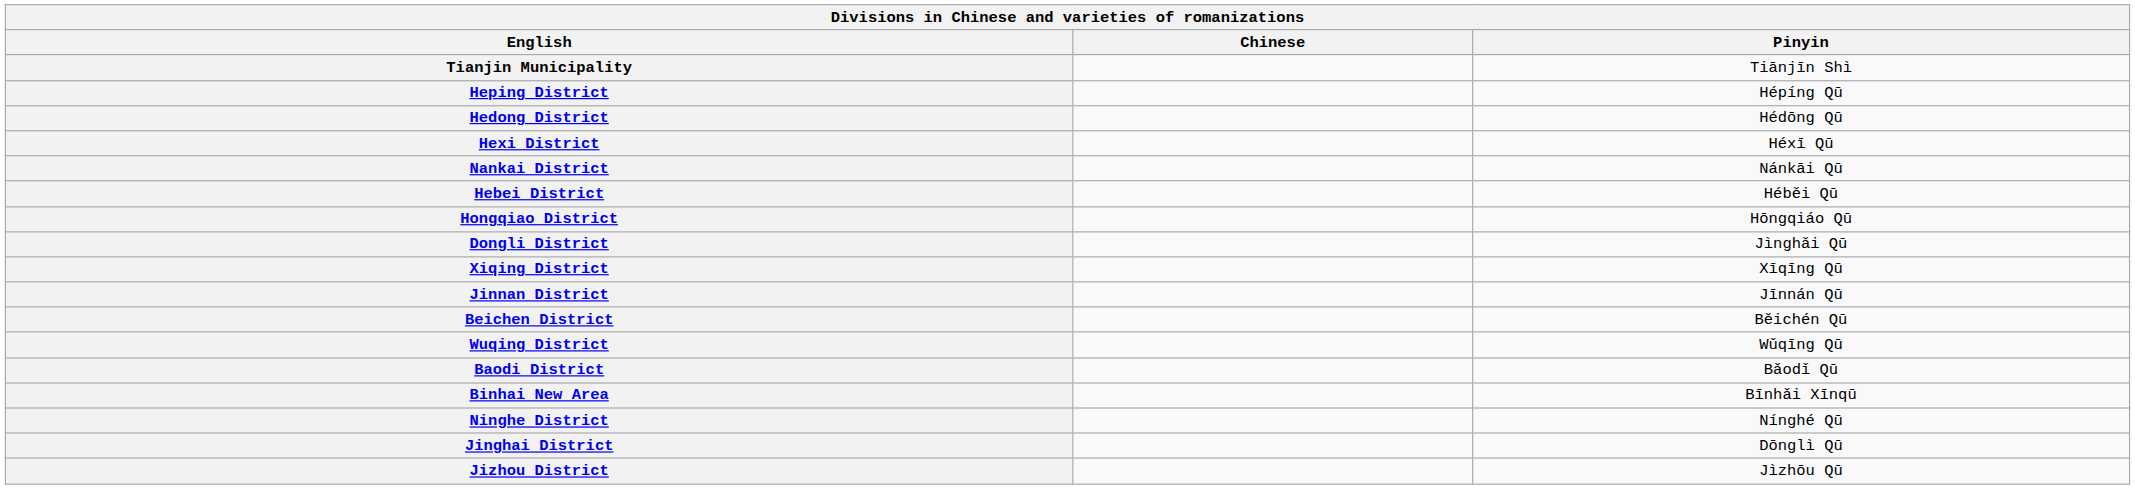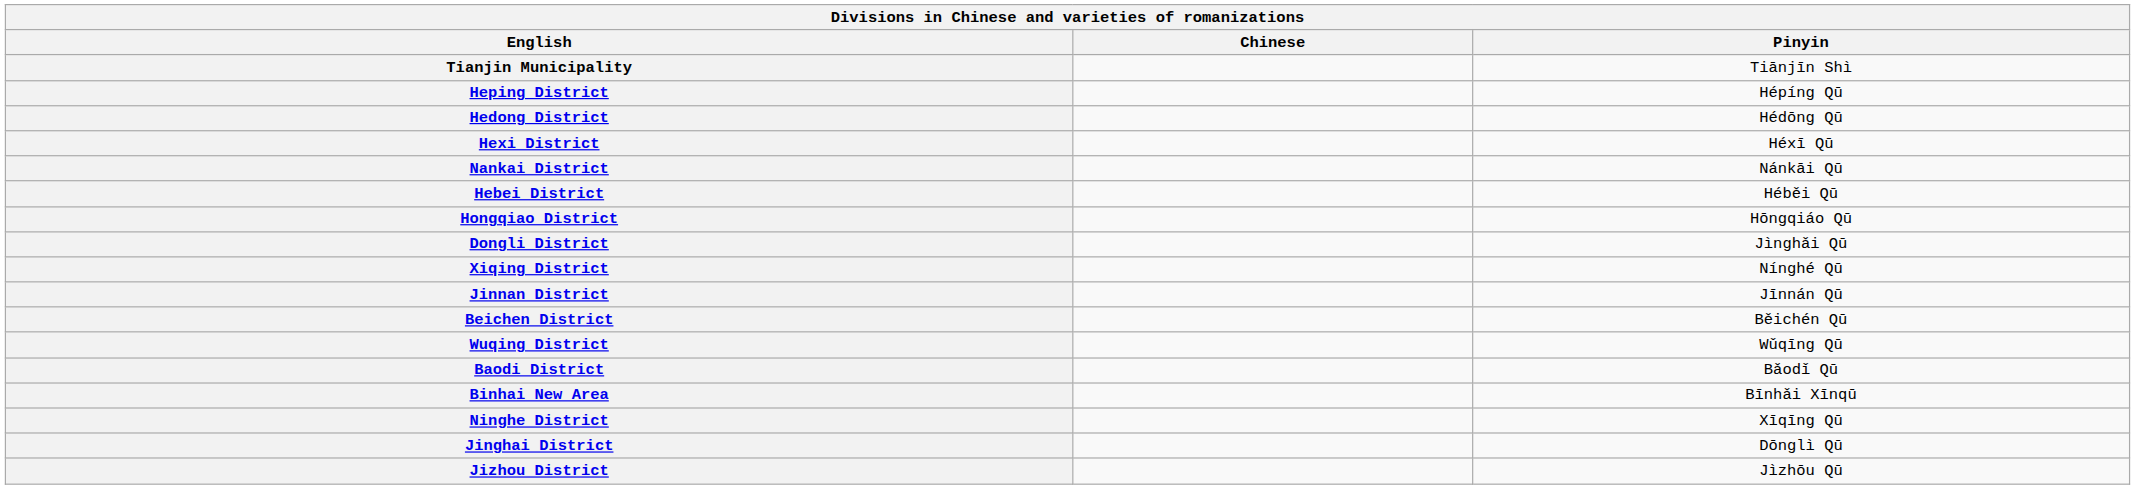(1801, 269) Xīqīng Qū -> (1801, 269) Nínghé Qū
(1801, 421) Nínghé Qū -> (1801, 421) Xīqīng Qū
